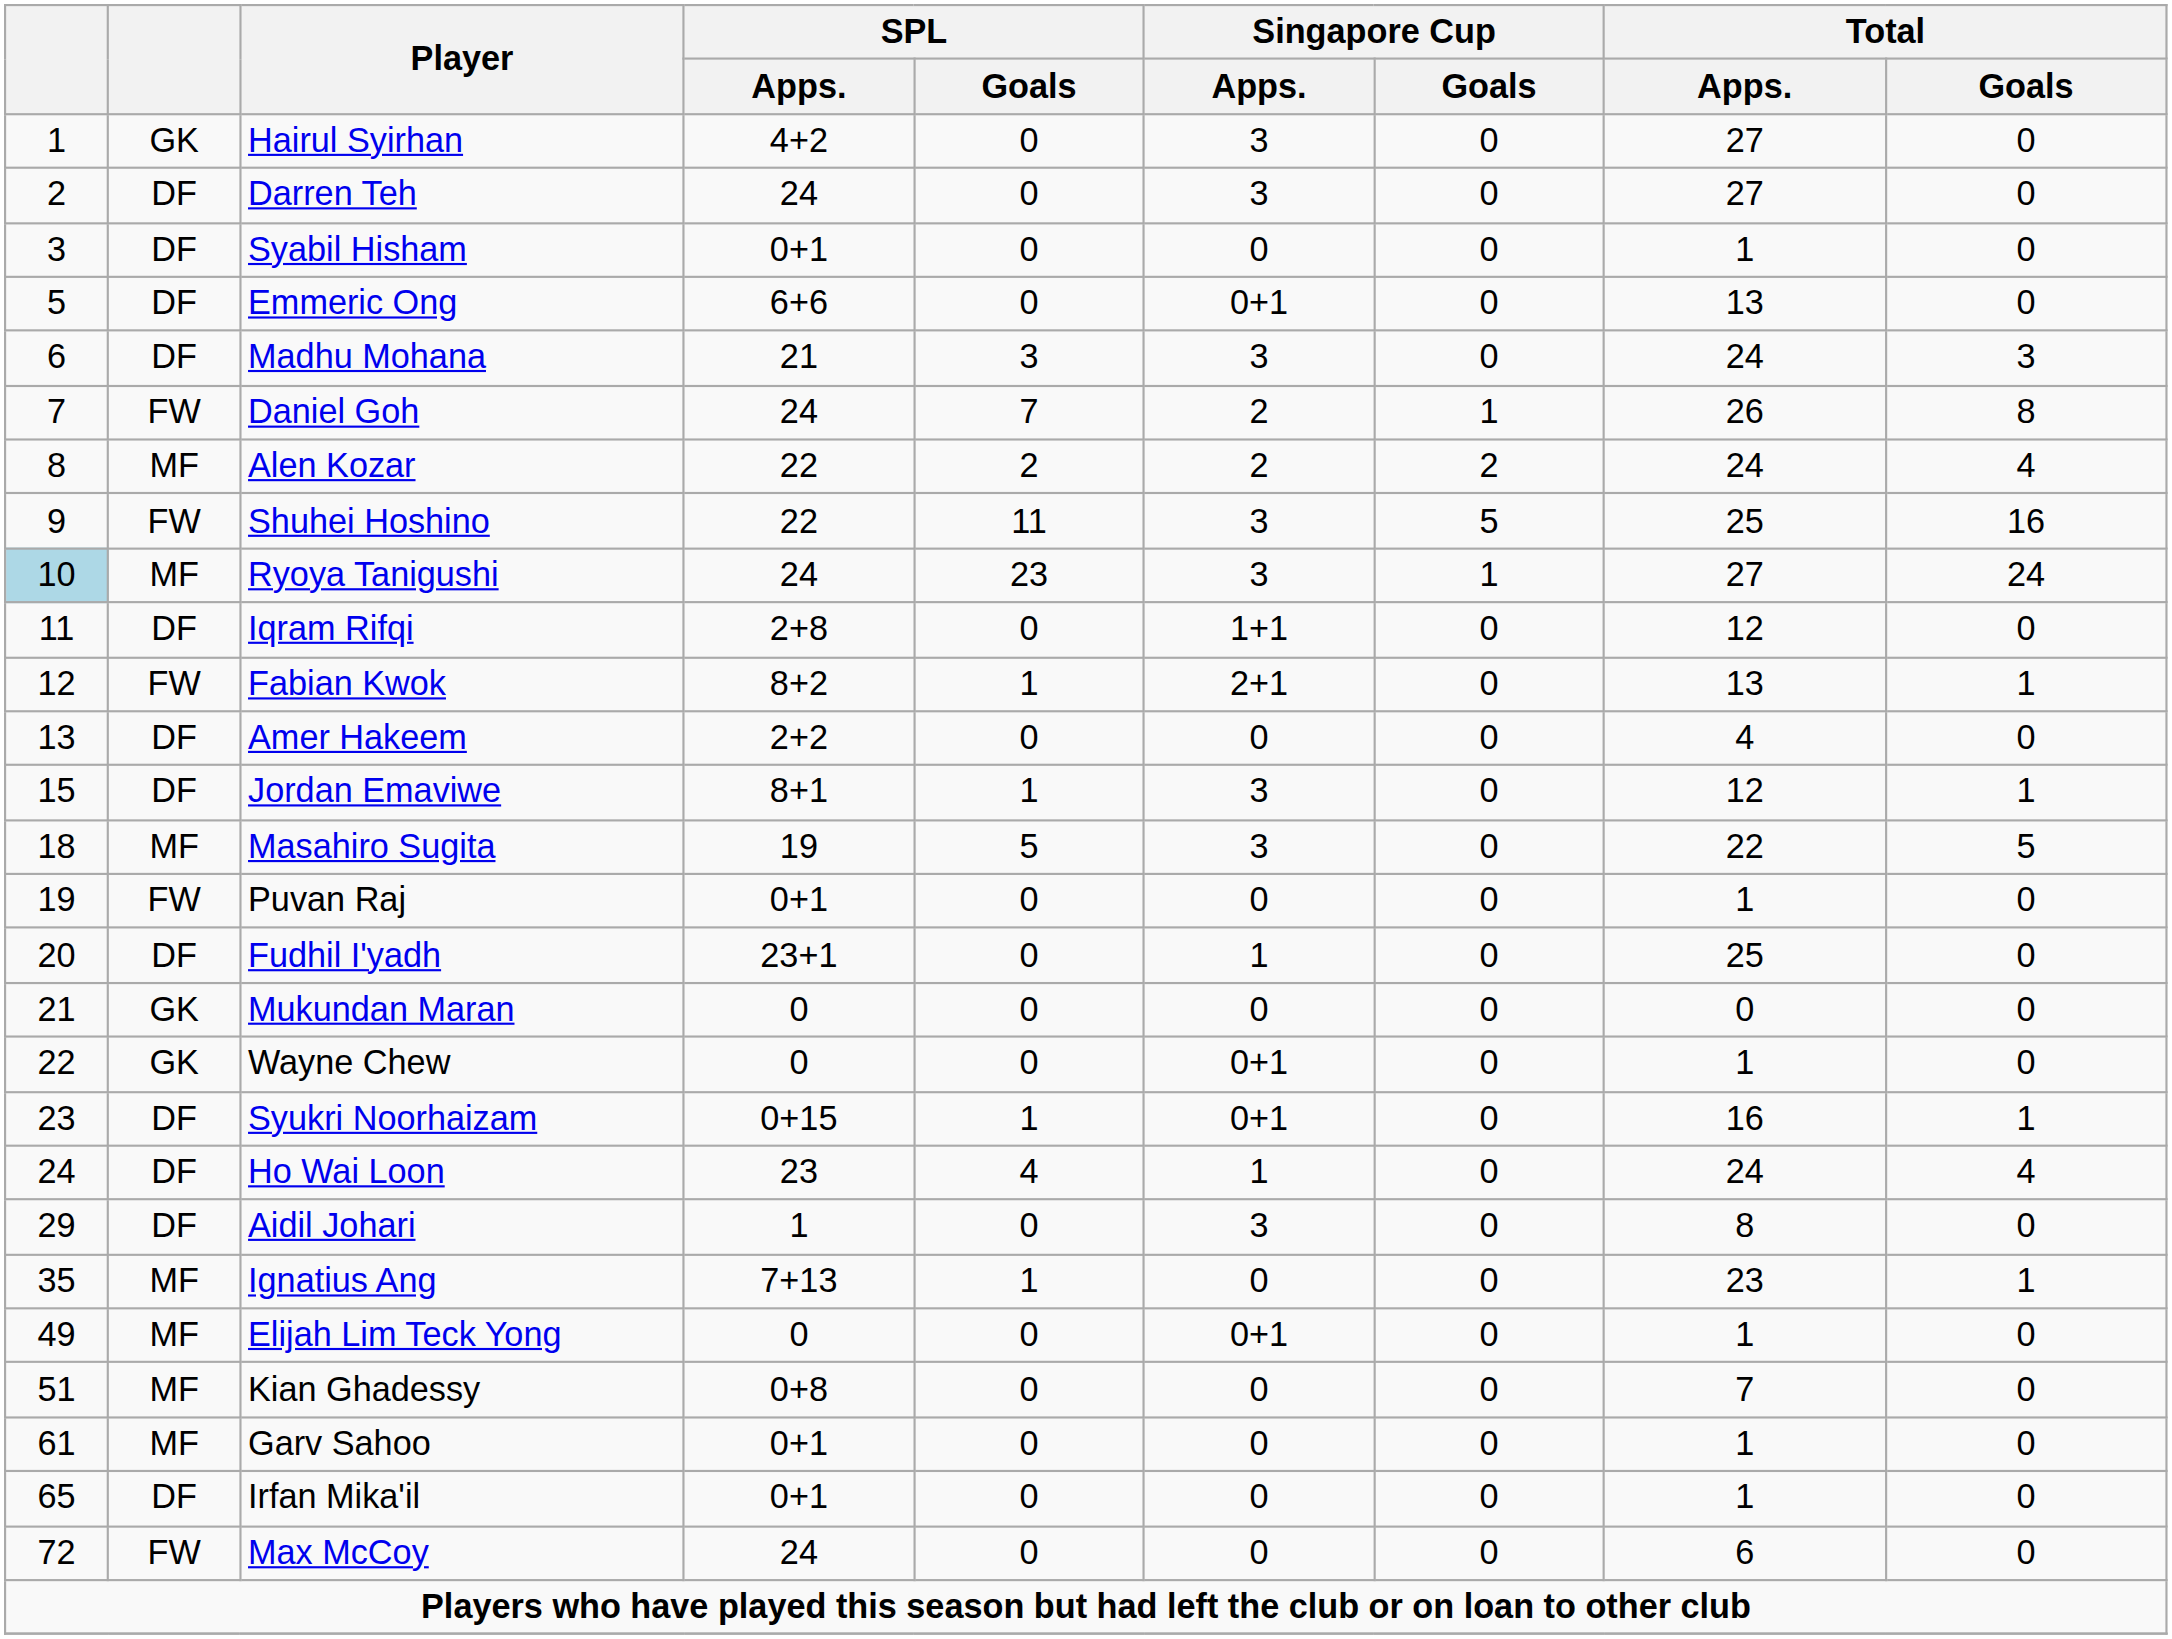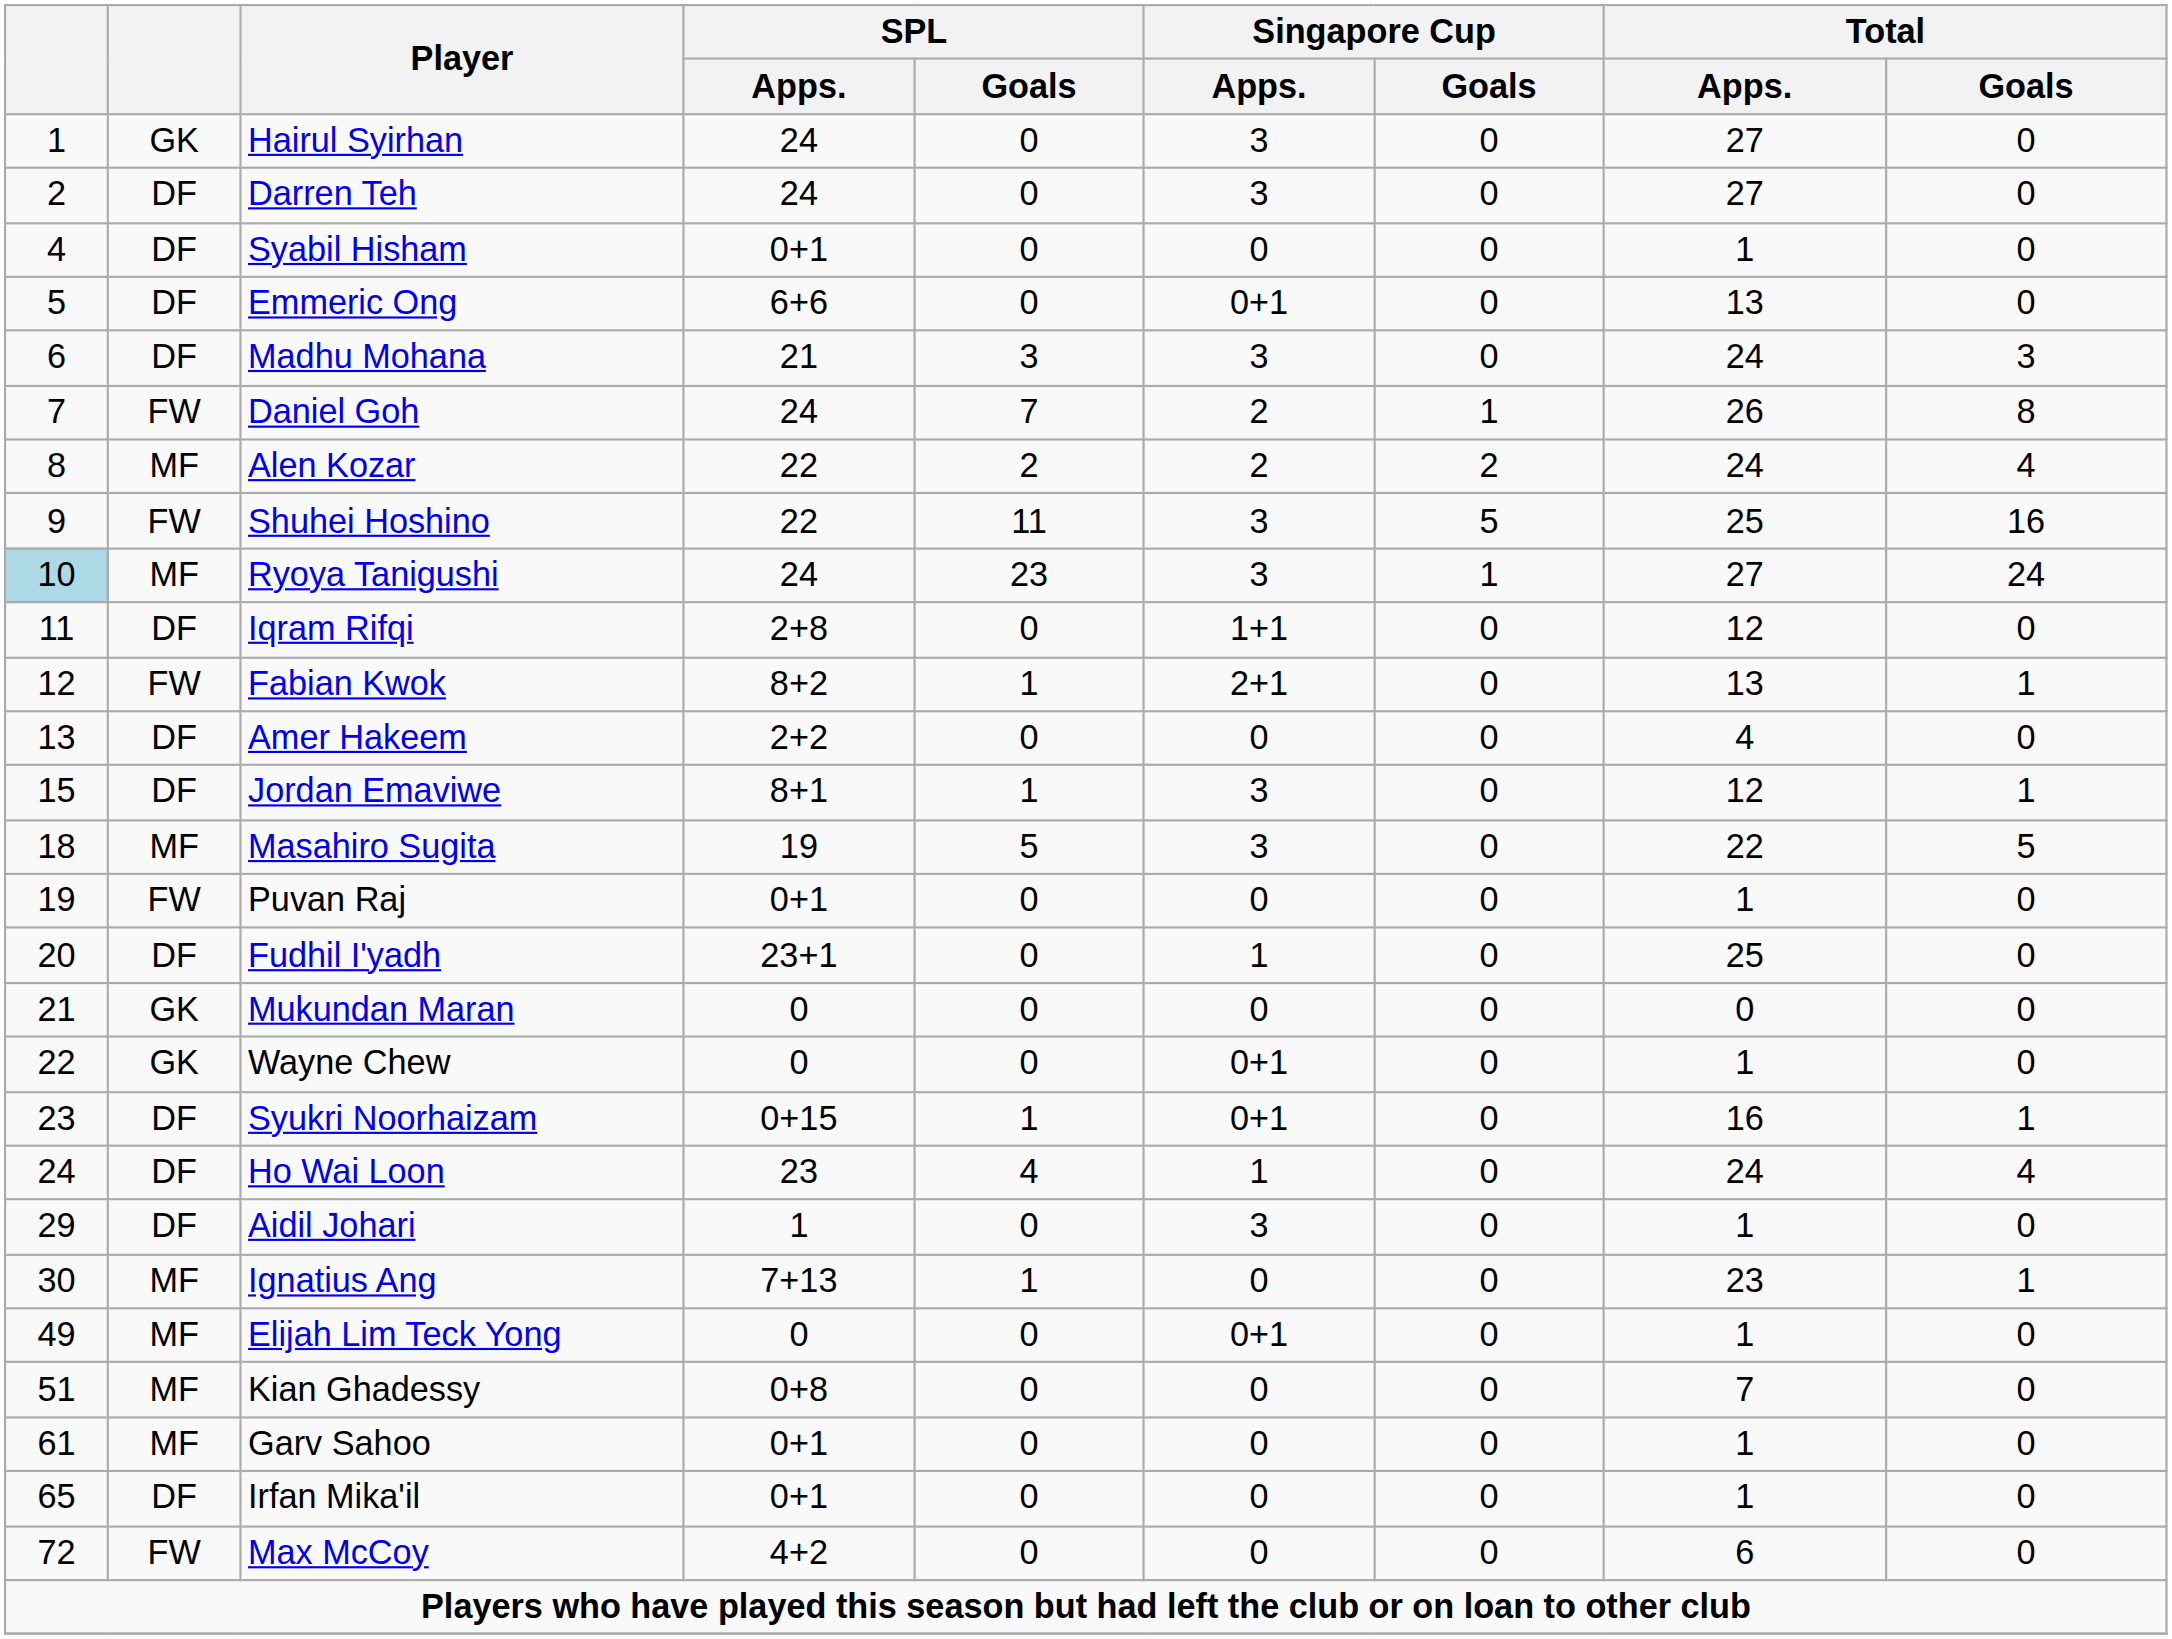(799, 140) 4+2 -> (799, 140) 24
(57, 248) 3 -> (57, 248) 4
(1745, 1226) 8 -> (1745, 1226) 1
(57, 1280) 35 -> (57, 1280) 30
(799, 1552) 24 -> (799, 1552) 4+2
